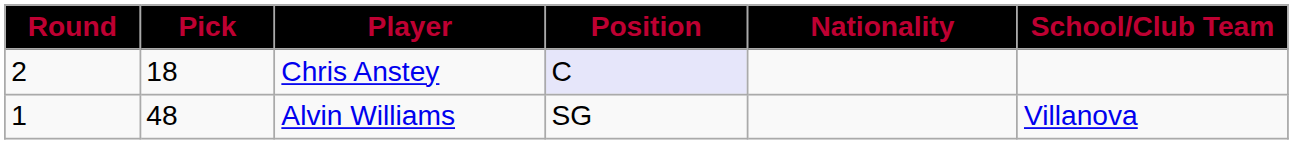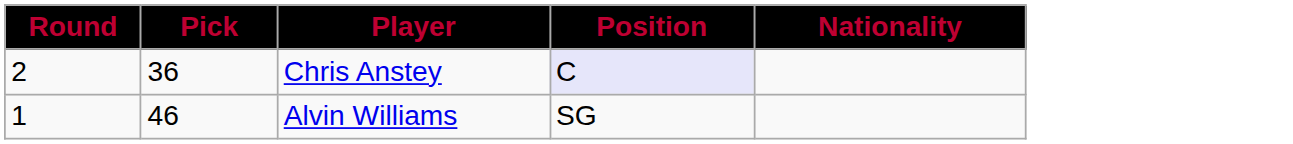- column: (1153, 26)
(162, 71) 18 -> (163, 71) 36
(162, 116) 48 -> (163, 116) 46
